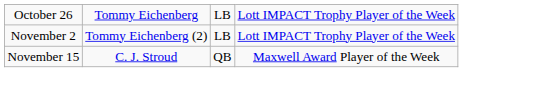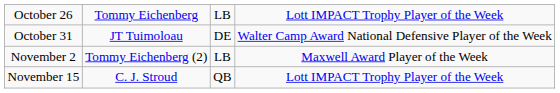+ row: (43, 35)
(346, 35) Lott IMPACT Trophy Player of the Week -> (395, 56) Maxwell Award Player of the Week
(346, 56) Maxwell Award Player of the Week -> (395, 77) Lott IMPACT Trophy Player of the Week
